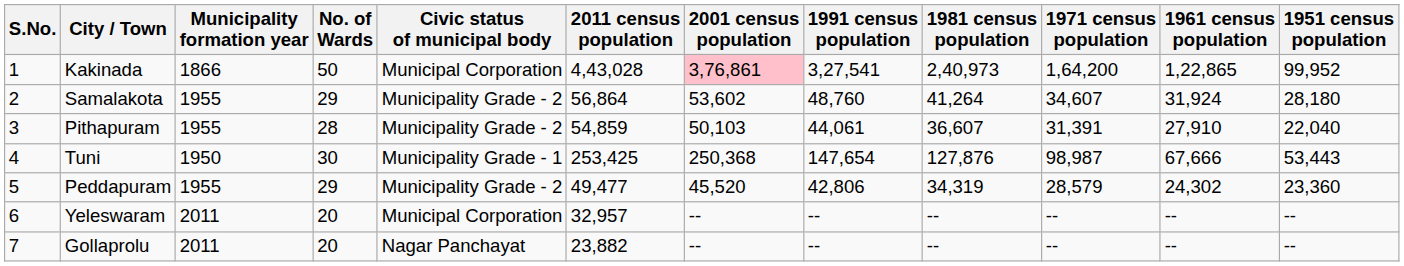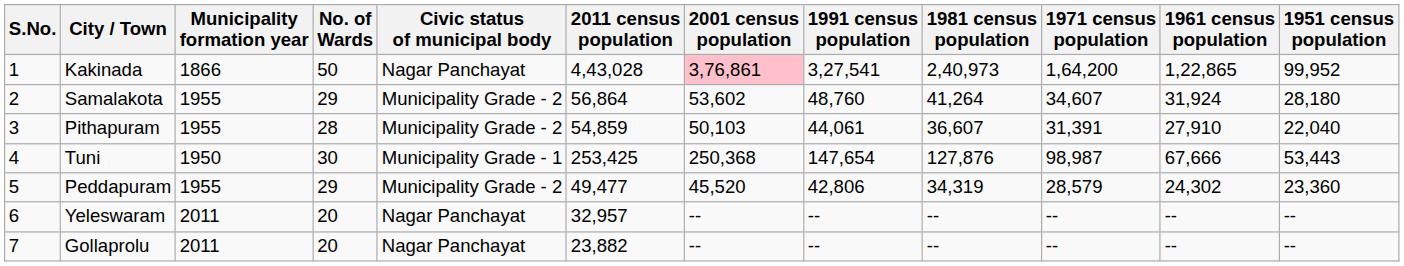(472, 69) Municipal Corporation -> (453, 69) Nagar Panchayat
(472, 216) Municipal Corporation -> (453, 216) Nagar Panchayat
